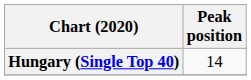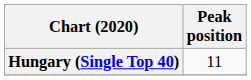(214, 61) 14 -> (214, 61) 11
